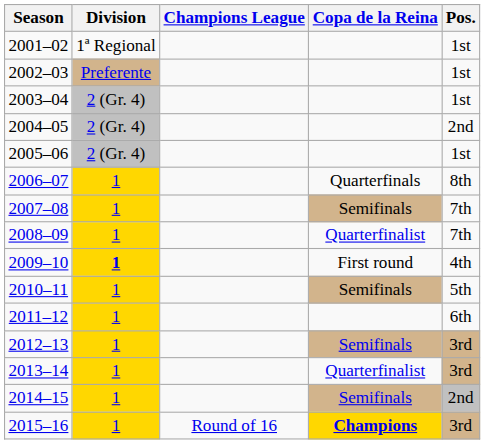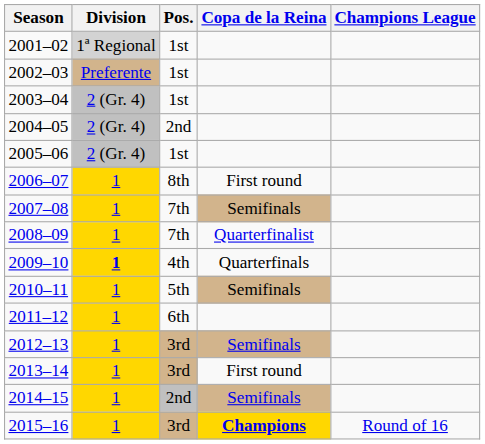columns swapped: (461, 18) <-> (234, 18)
(116, 45) no background -> (116, 45) lightgrey background
(375, 180) Quarterfinals -> (264, 180) First round
(375, 262) First round -> (264, 262) Quarterfinals
(375, 371) Quarterfinalist -> (264, 371) First round
